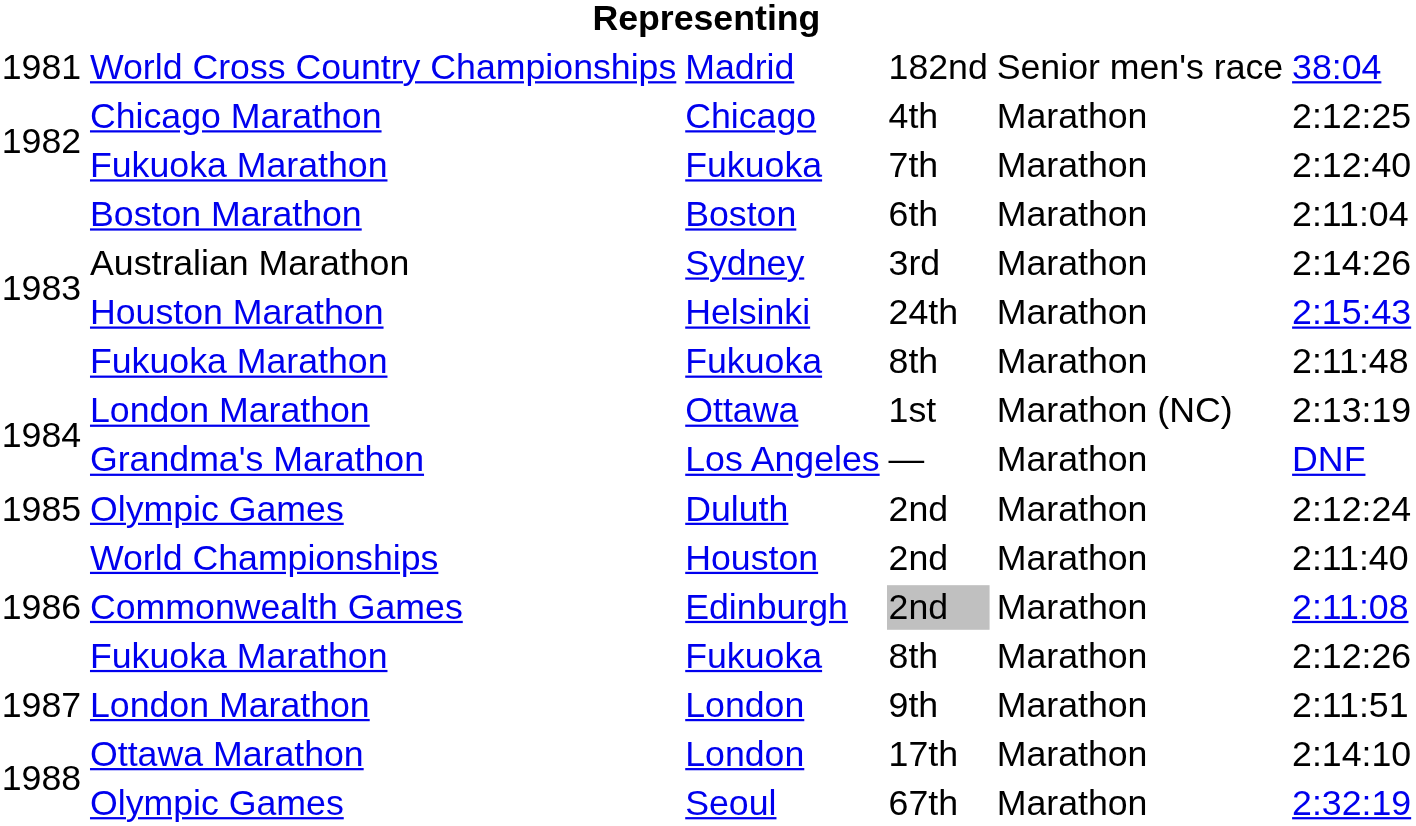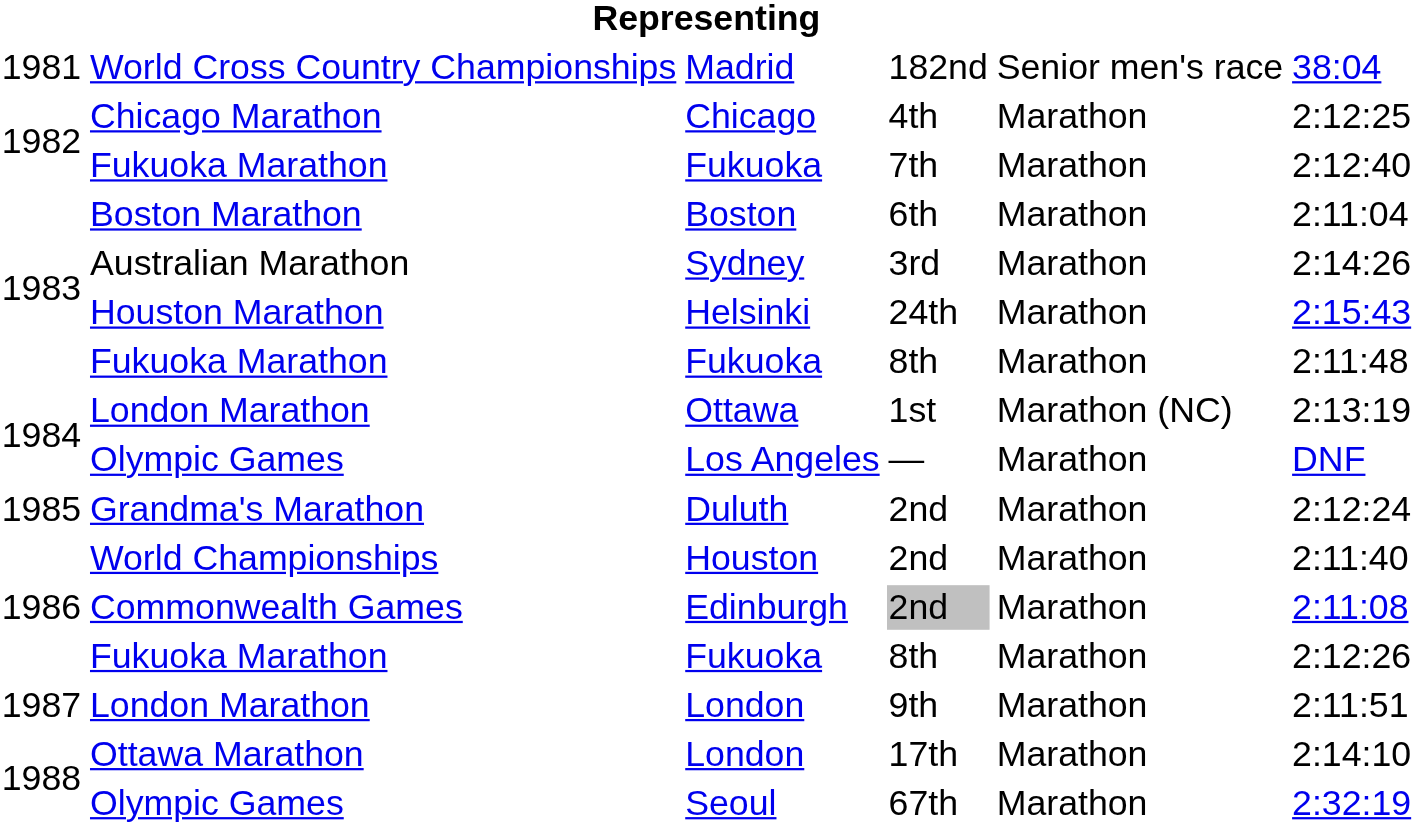(257, 459) Grandma's Marathon -> (217, 459) Olympic Games
(217, 508) Olympic Games -> (257, 508) Grandma's Marathon
